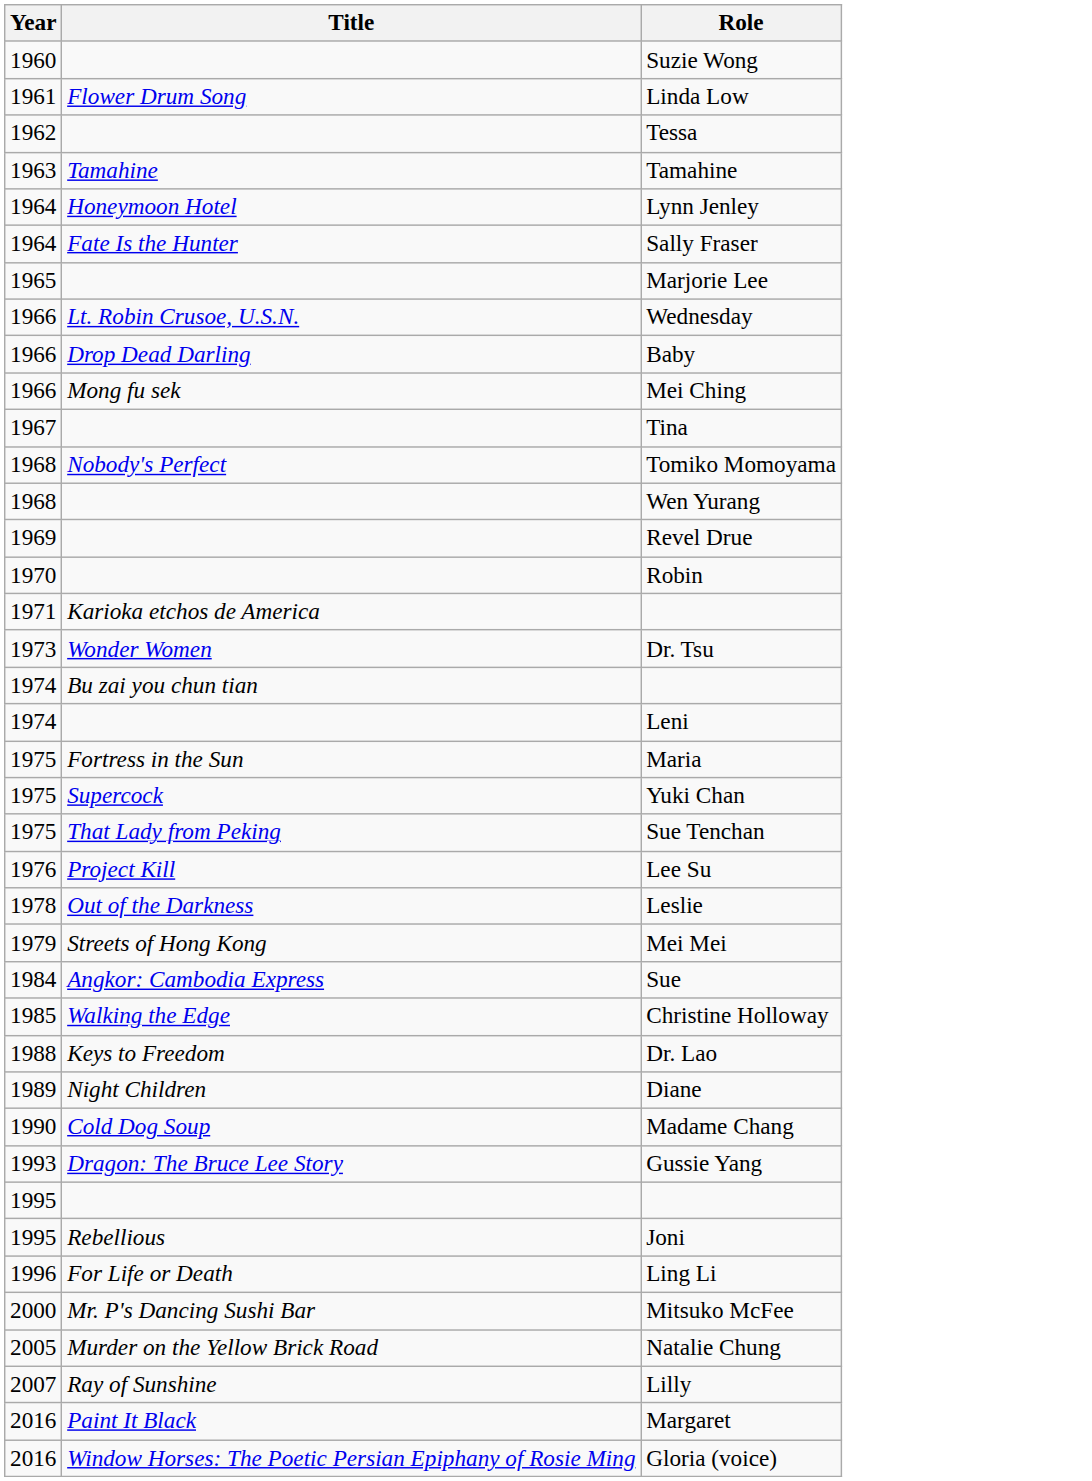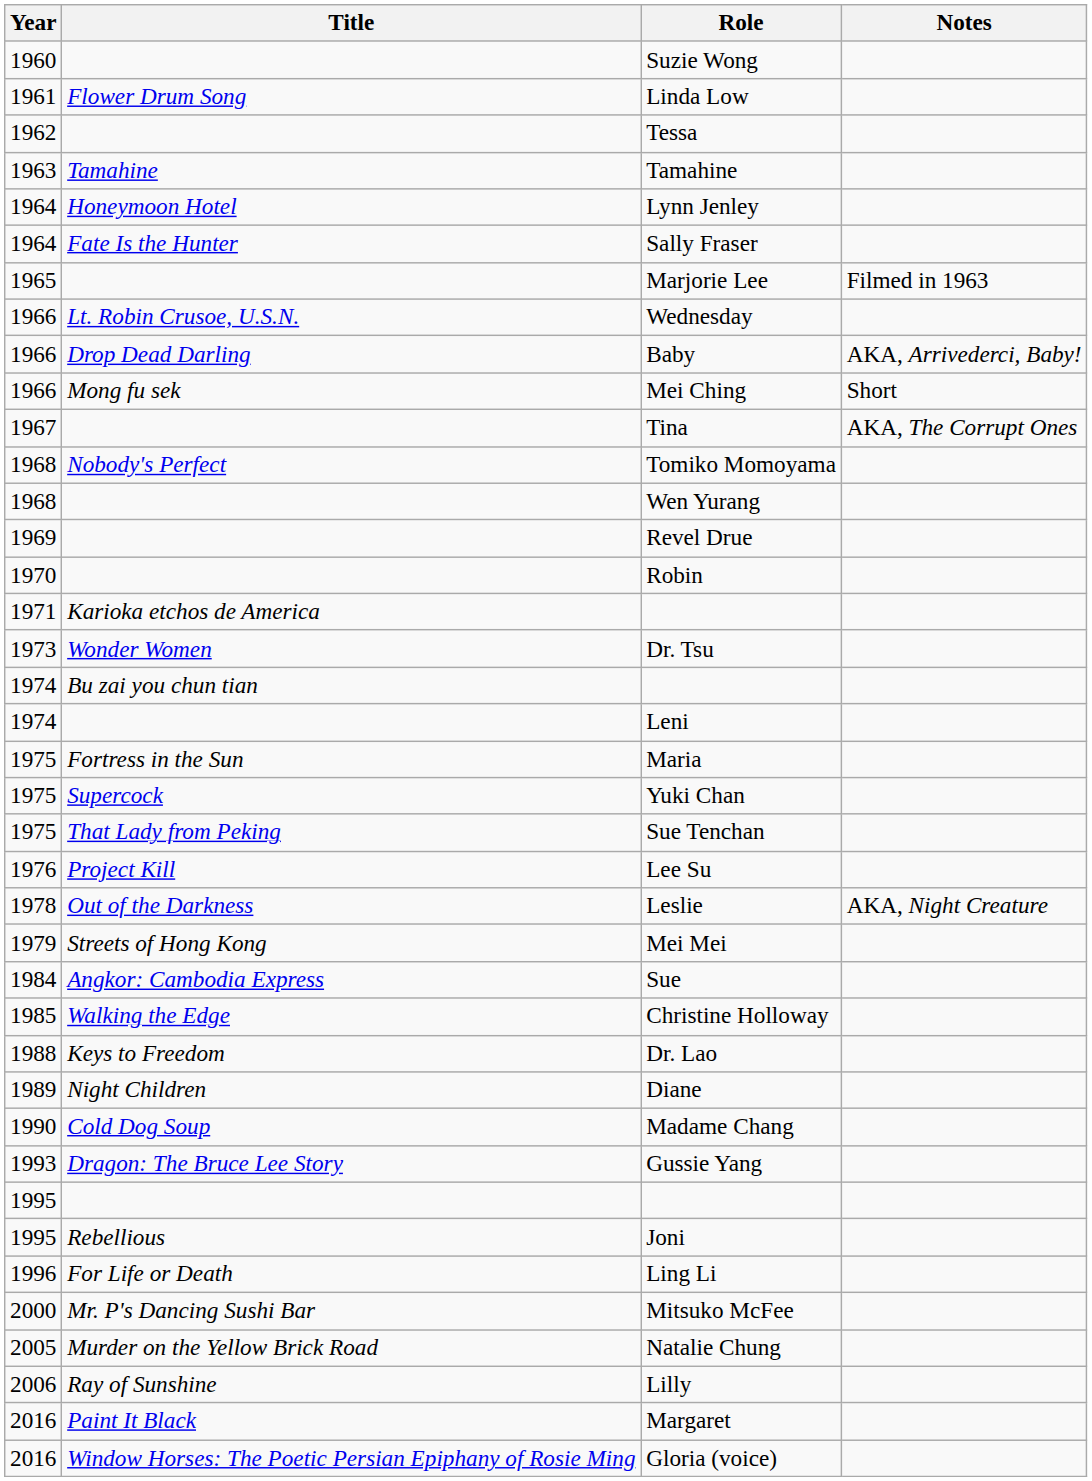+ column: (964, 22)
(33, 1384) 2007 -> (33, 1384) 2006
